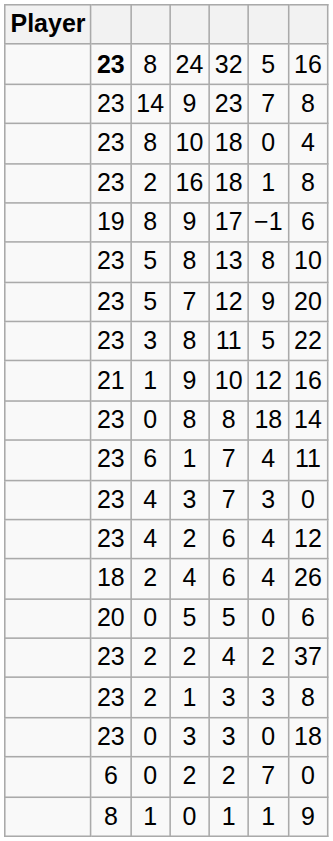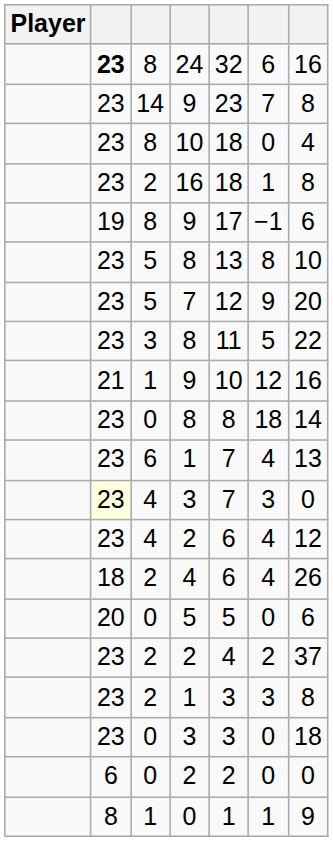(268, 63) 5 -> (268, 63) 6
(308, 459) 11 -> (308, 459) 13
(111, 499) no background -> (111, 499) lightyellow background
(268, 776) 7 -> (268, 776) 0
